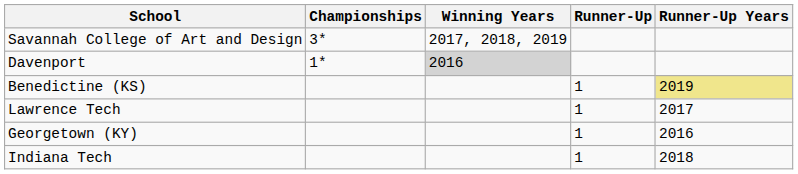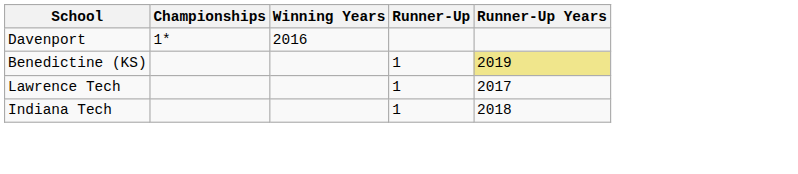- row: (155, 40)
(446, 63) lightgrey background -> (290, 40) no background
- row: (73, 134)
